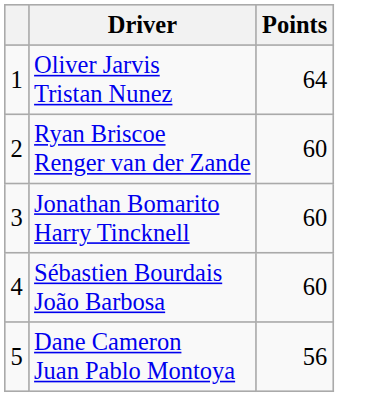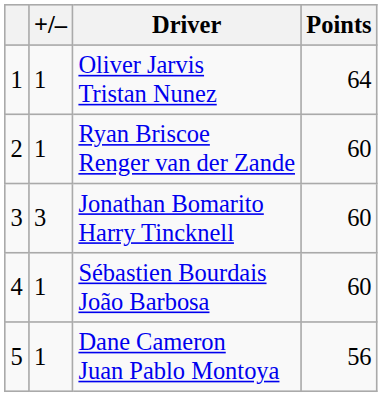+ column: (51, 24)
